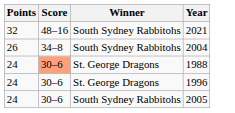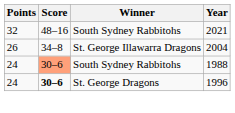(127, 47) South Sydney Rabbitohs -> (137, 47) St. George Illawarra Dragons
(116, 64) St. George Dragons -> (127, 64) South Sydney Rabbitohs
(52, 82) normal -> (52, 82) bold
- row: (197, 99)
